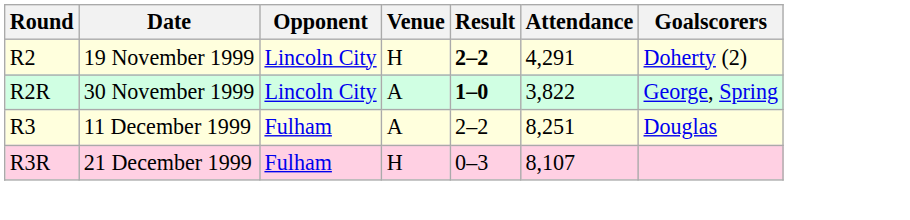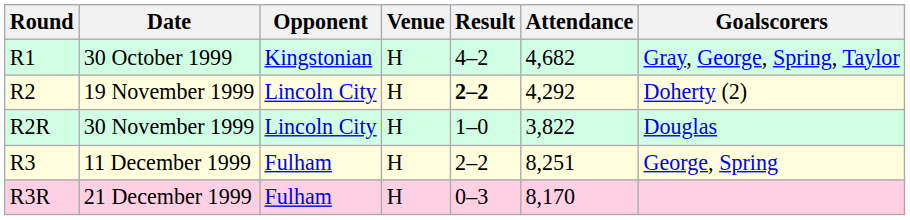+ row: (158, 57)
(550, 57) 4,291 -> (550, 92) 4,292
(395, 92) A -> (395, 127) H
(472, 92) bold -> (472, 127) normal
(711, 92) George, Spring -> (680, 127) Douglas
(395, 127) A -> (395, 162) H
(680, 127) Douglas -> (711, 162) George, Spring
(550, 162) 8,107 -> (550, 197) 8,170
